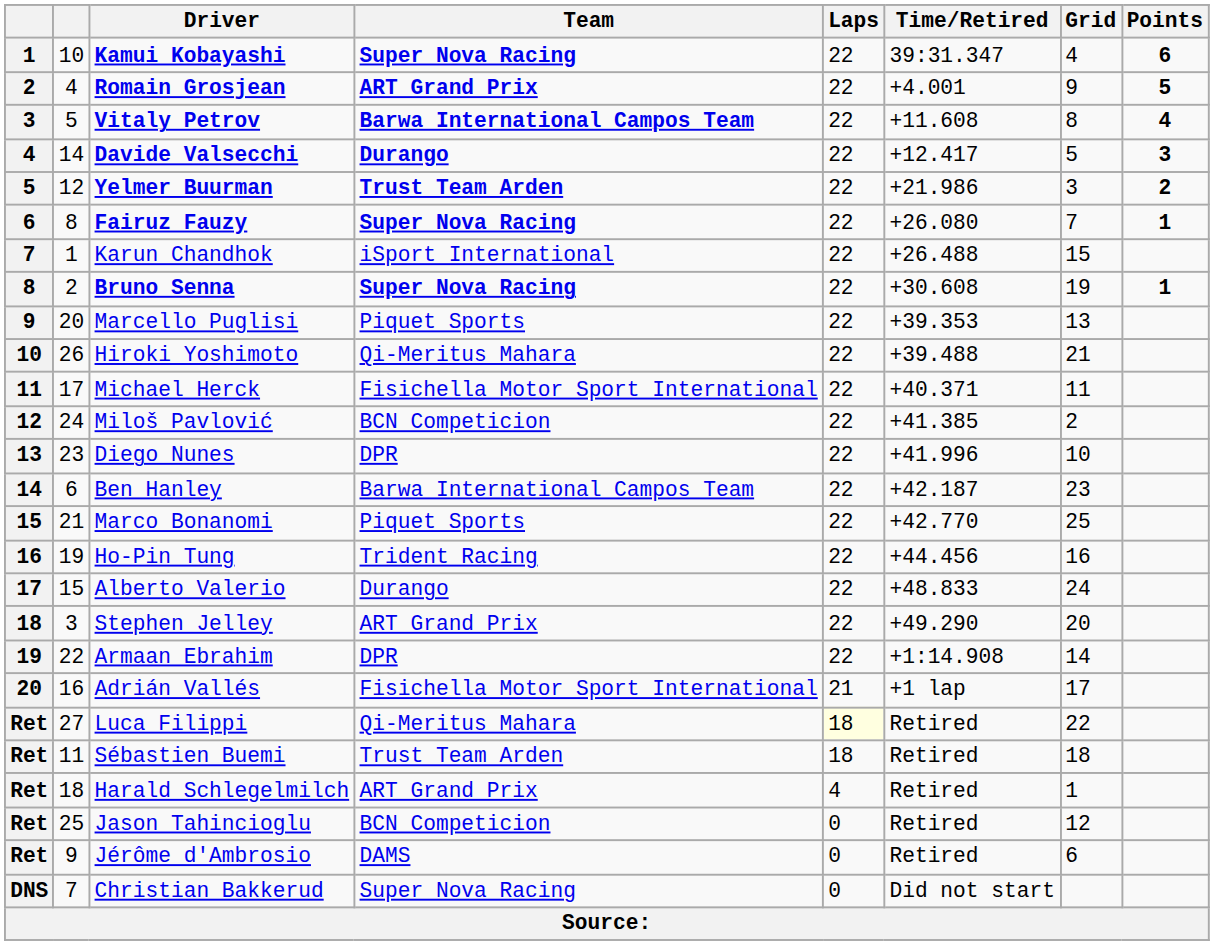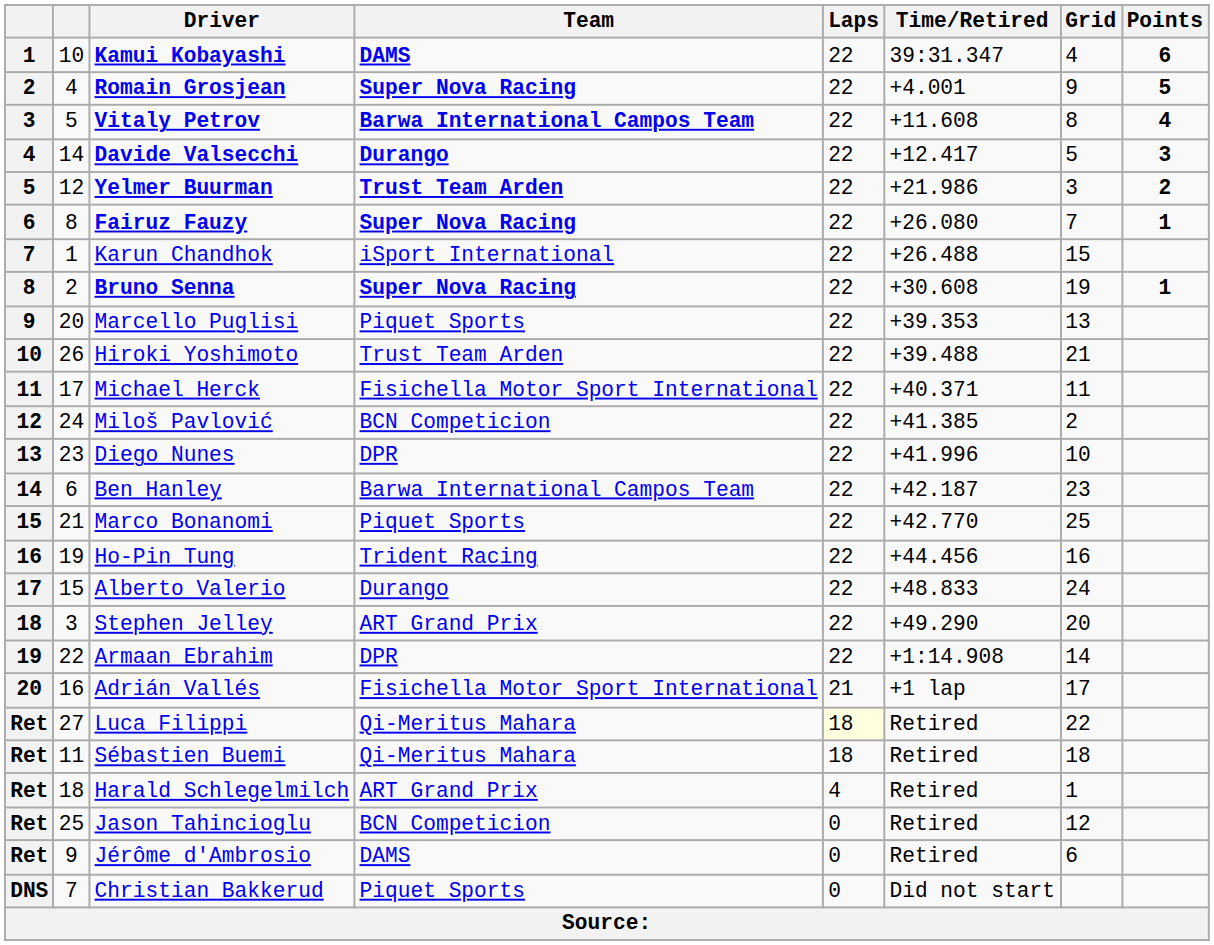(468, 55) Super Nova Racing -> (385, 55) DAMS
(449, 89) ART Grand Prix -> (468, 89) Super Nova Racing
(468, 356) Qi-Meritus Mahara -> (461, 356) Trust Team Arden
(461, 757) Trust Team Arden -> (468, 757) Qi-Meritus Mahara
(468, 891) Super Nova Racing -> (442, 891) Piquet Sports
